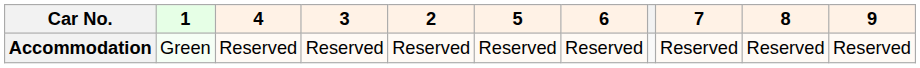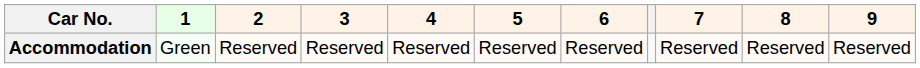columns swapped: (431, 18) <-> (258, 18)
